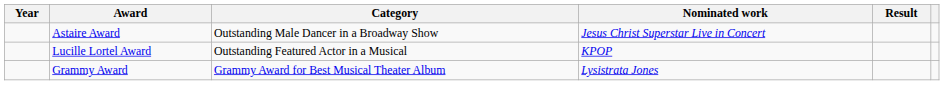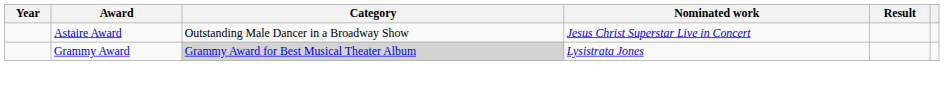- row: (102, 51)
(330, 70) no background -> (300, 51) lightgrey background
